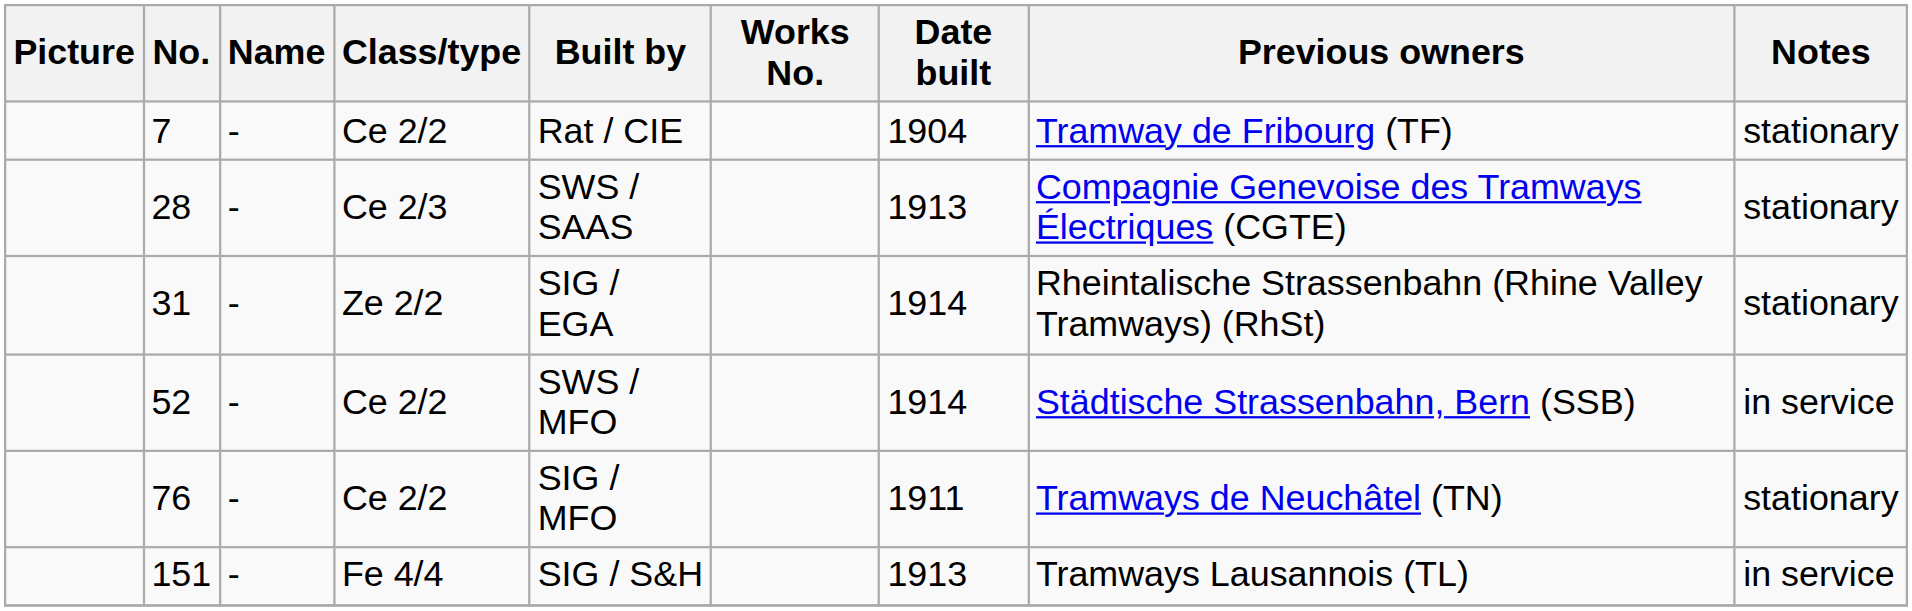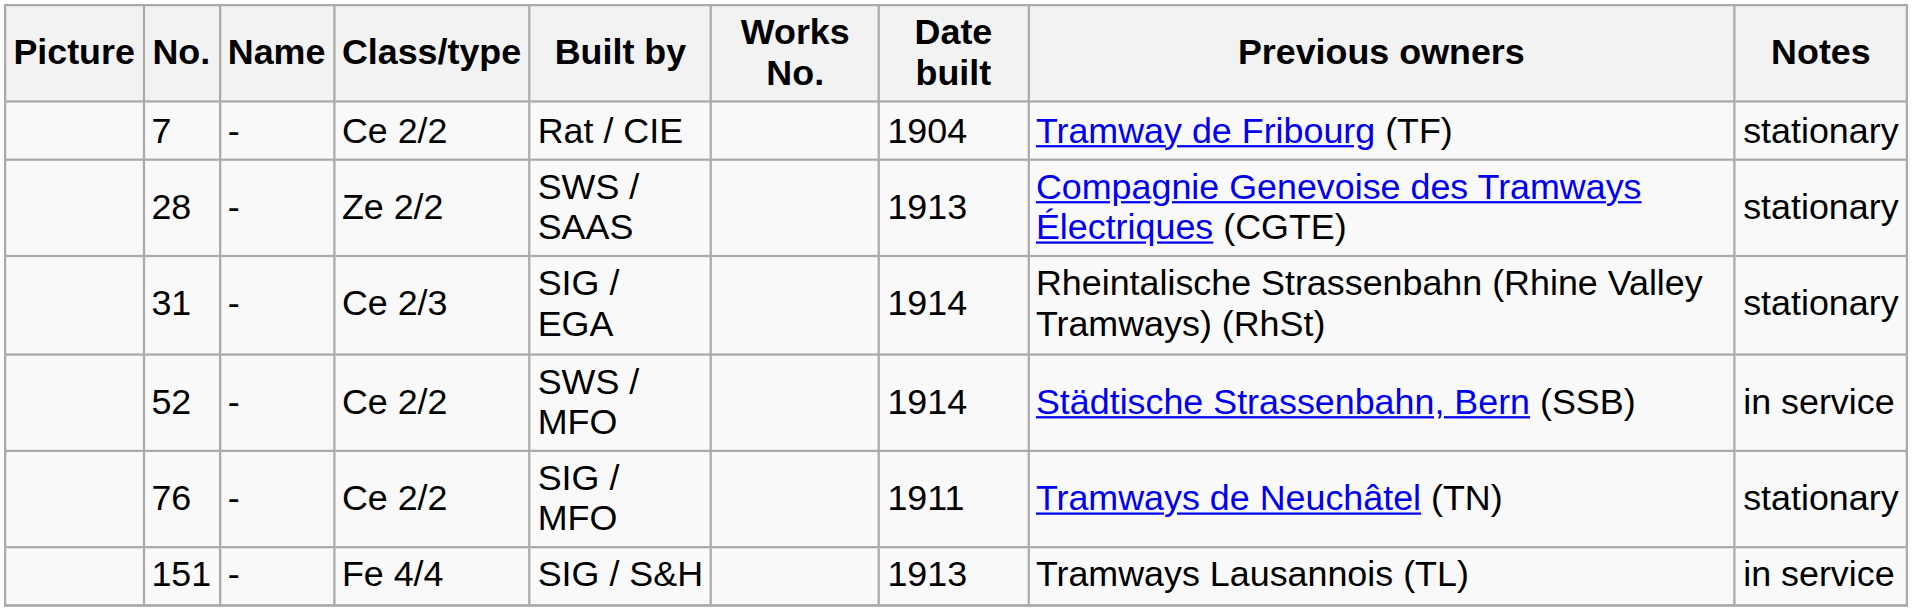(395, 207) Ce 2/3 -> (393, 207) Ze 2/2
(393, 304) Ze 2/2 -> (395, 304) Ce 2/3
